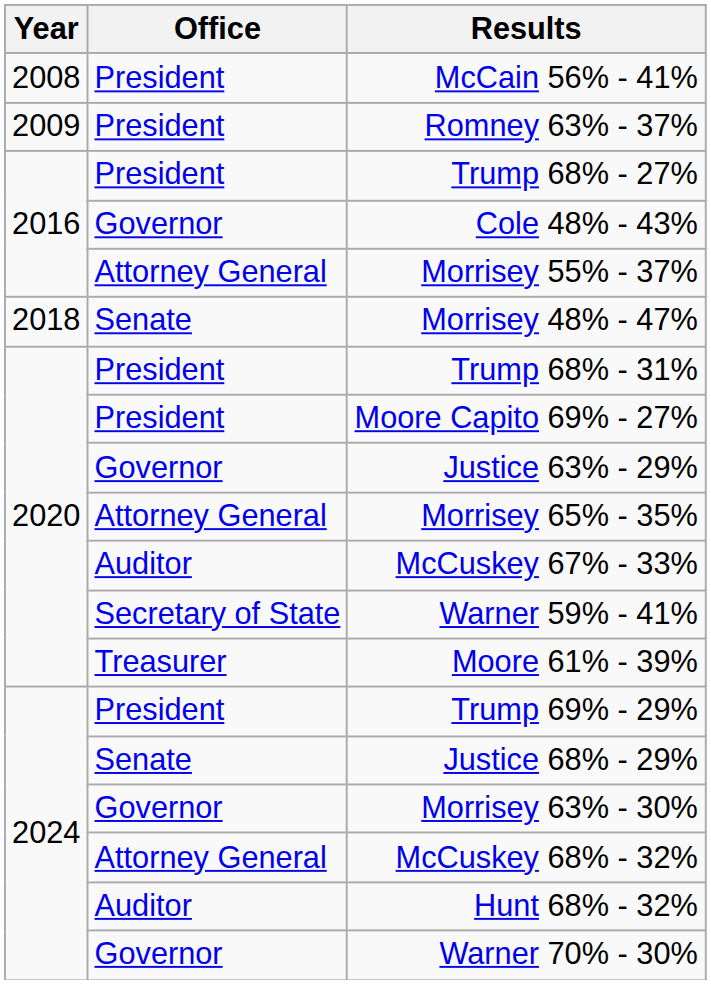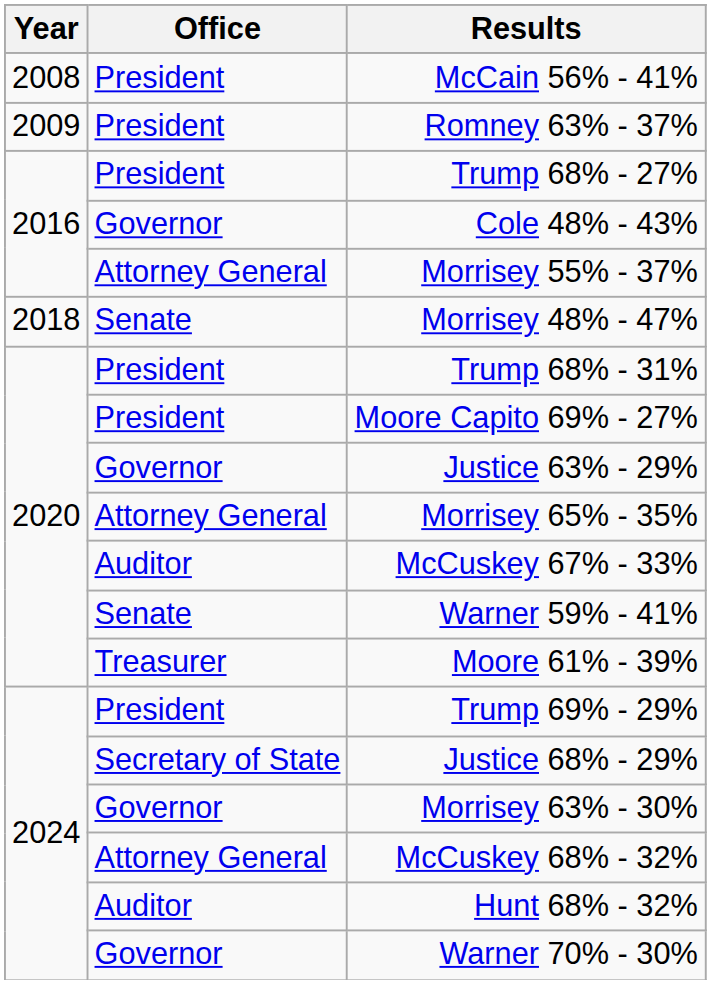(217, 613) Secretary of State -> (143, 613) Senate
(143, 759) Senate -> (217, 759) Secretary of State
